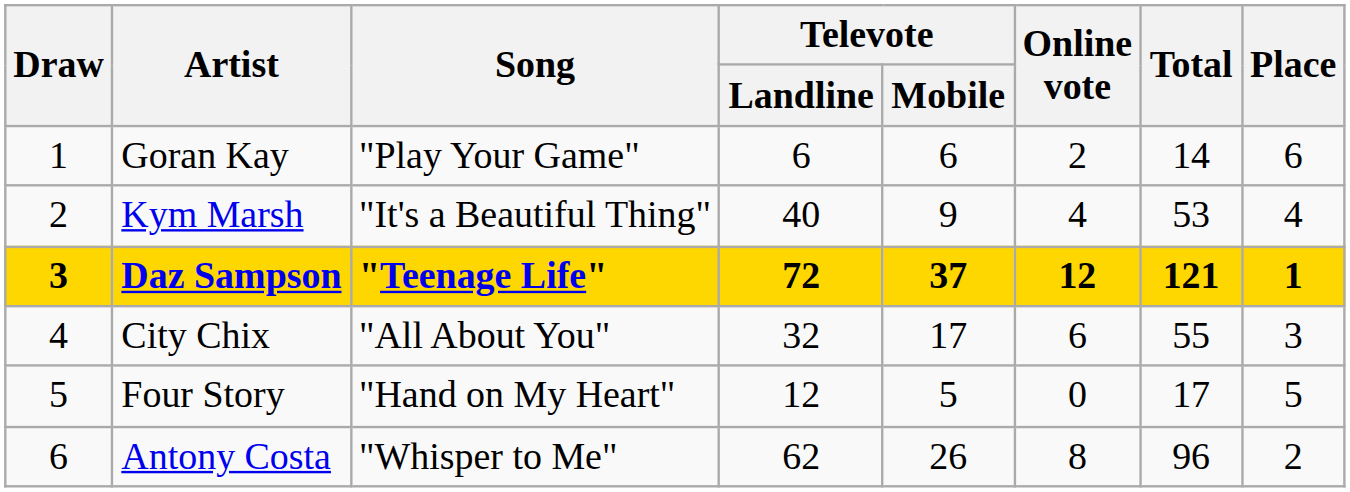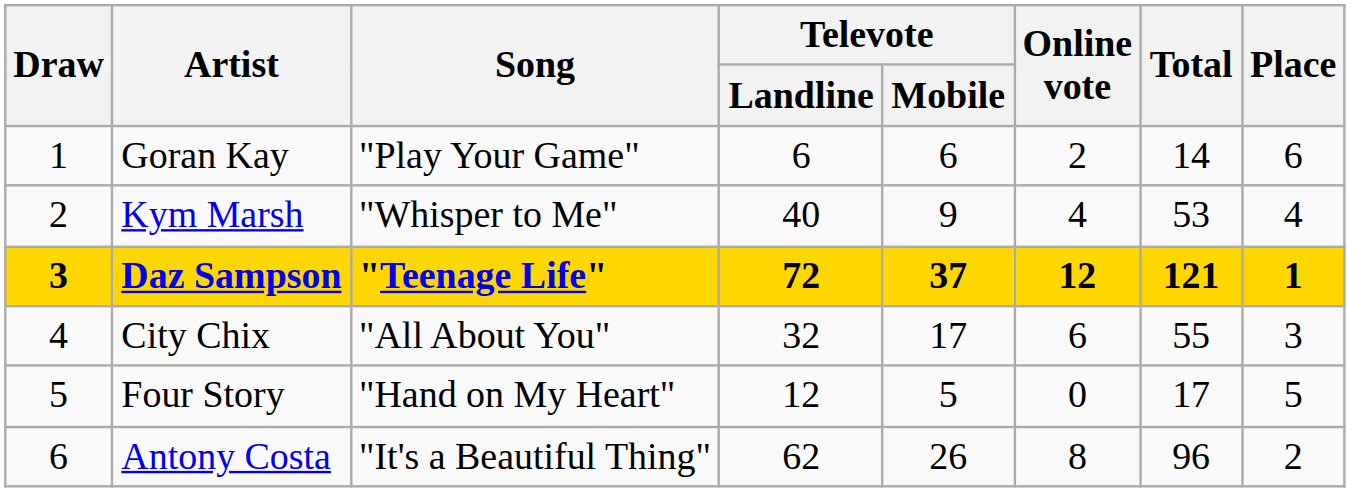(535, 214) "It's a Beautiful Thing" -> (488, 214) "Whisper to Me"
(488, 455) "Whisper to Me" -> (535, 455) "It's a Beautiful Thing"
